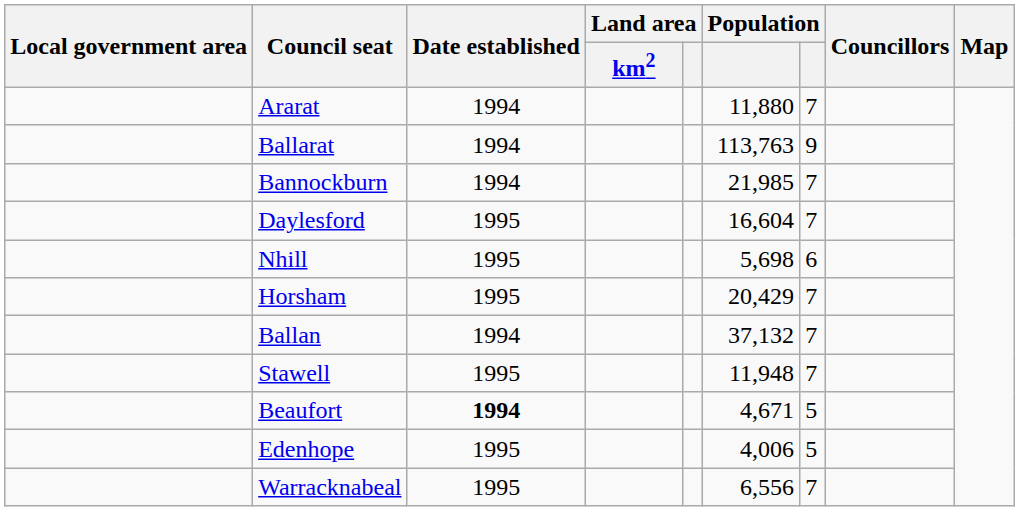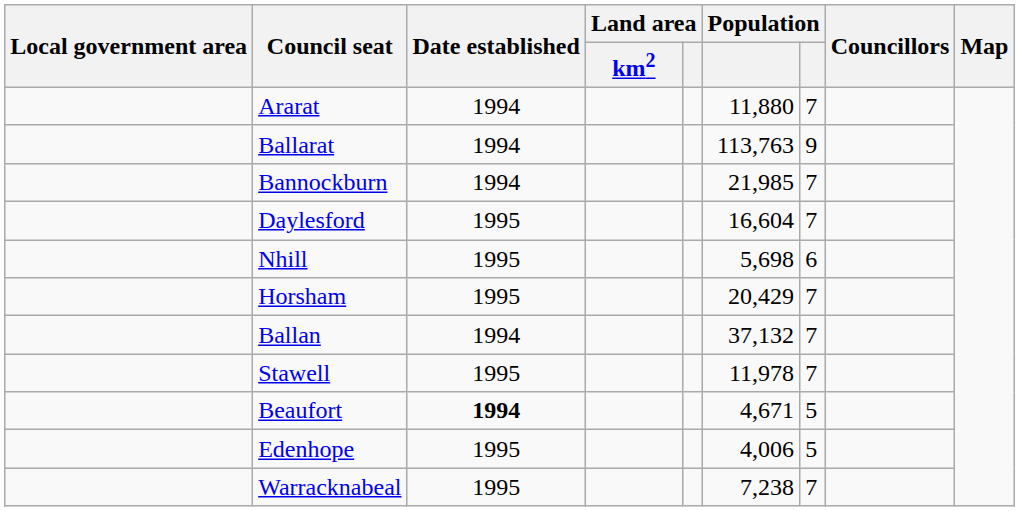(762, 372) 11,948 -> (762, 372) 11,978
(767, 486) 6,556 -> (767, 486) 7,238
